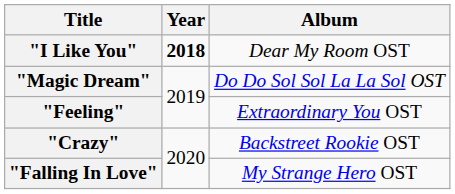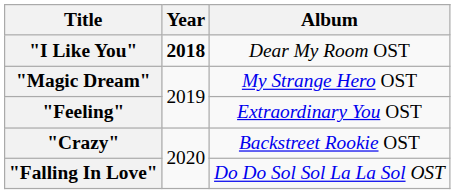(329, 81) Do Do Sol Sol La La Sol OST -> (329, 81) My Strange Hero OST
(329, 173) My Strange Hero OST -> (329, 173) Do Do Sol Sol La La Sol OST
